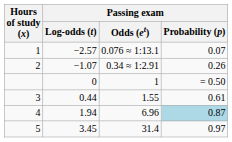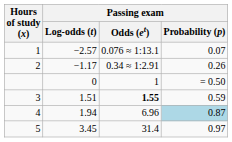(85, 66) −1.07 -> (85, 66) −1.17
(88, 97) 0.44 -> (88, 97) 1.51
(150, 97) normal -> (150, 97) bold
(217, 97) 0.61 -> (217, 97) 0.59
